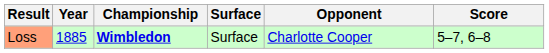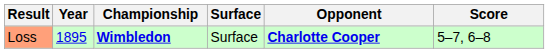(71, 37) 1885 -> (71, 37) 1895
(320, 37) normal -> (324, 37) bold
